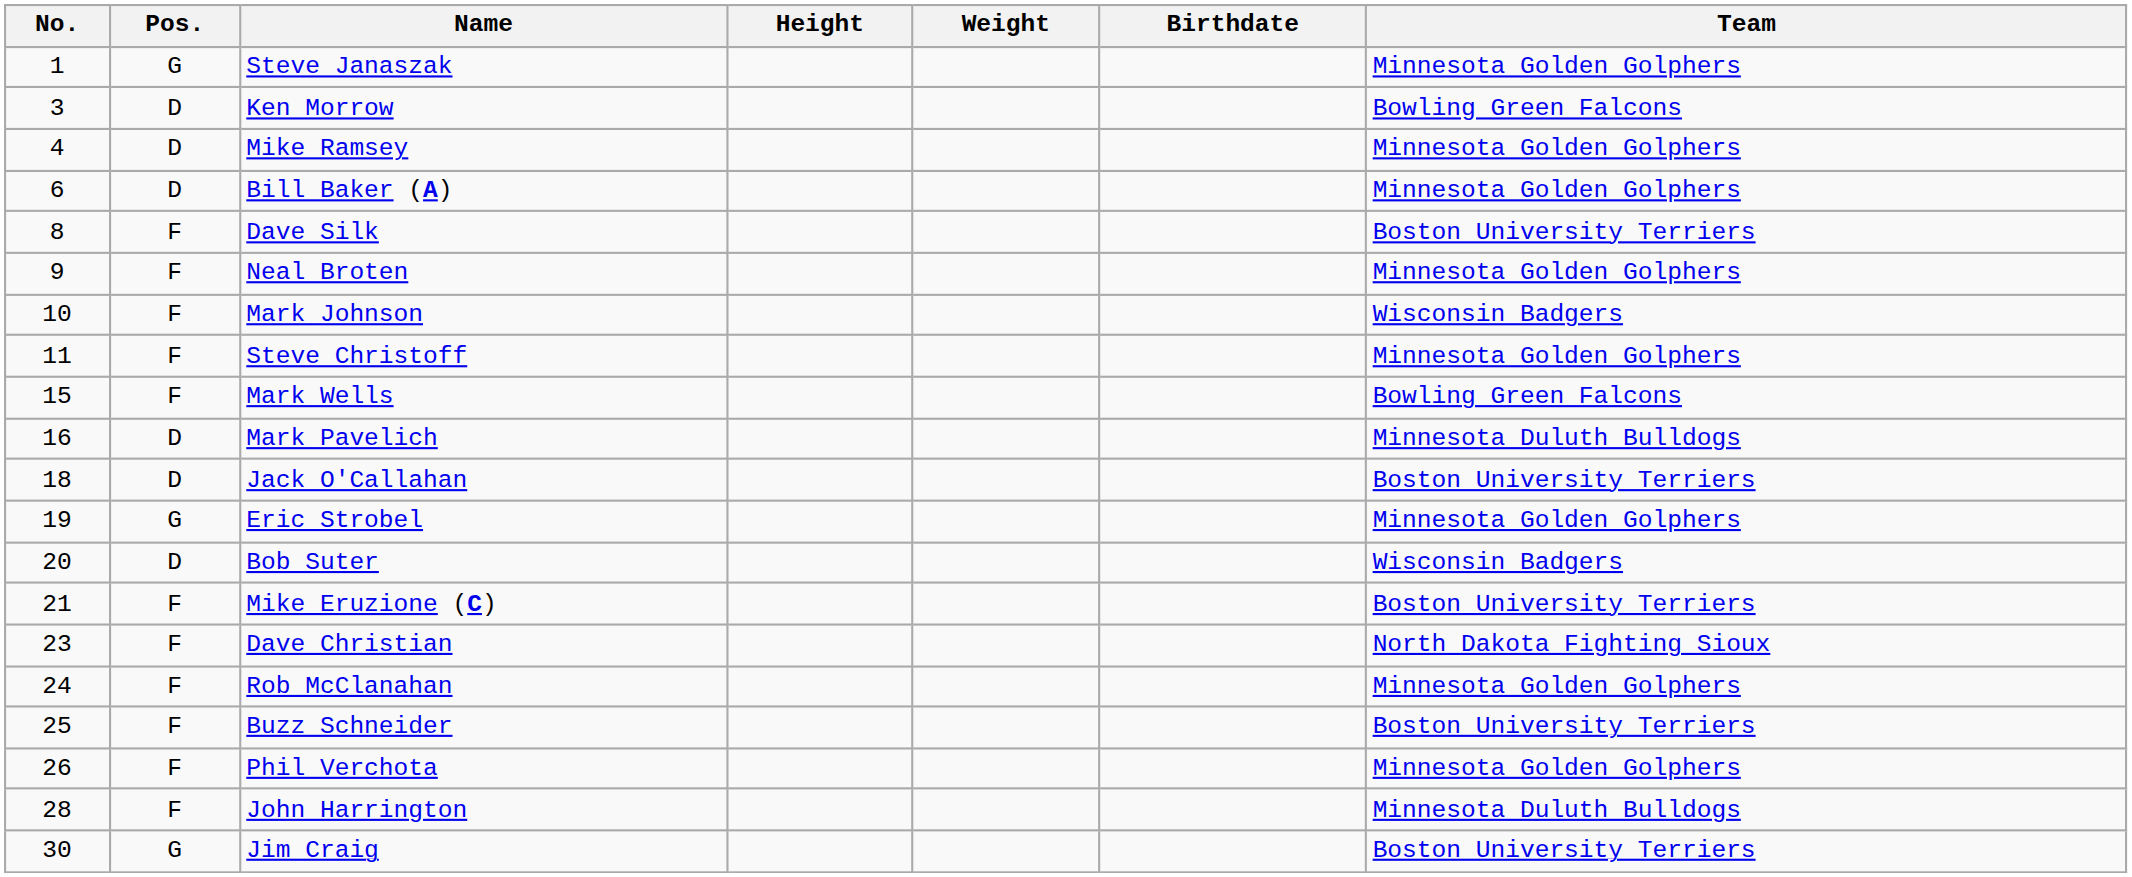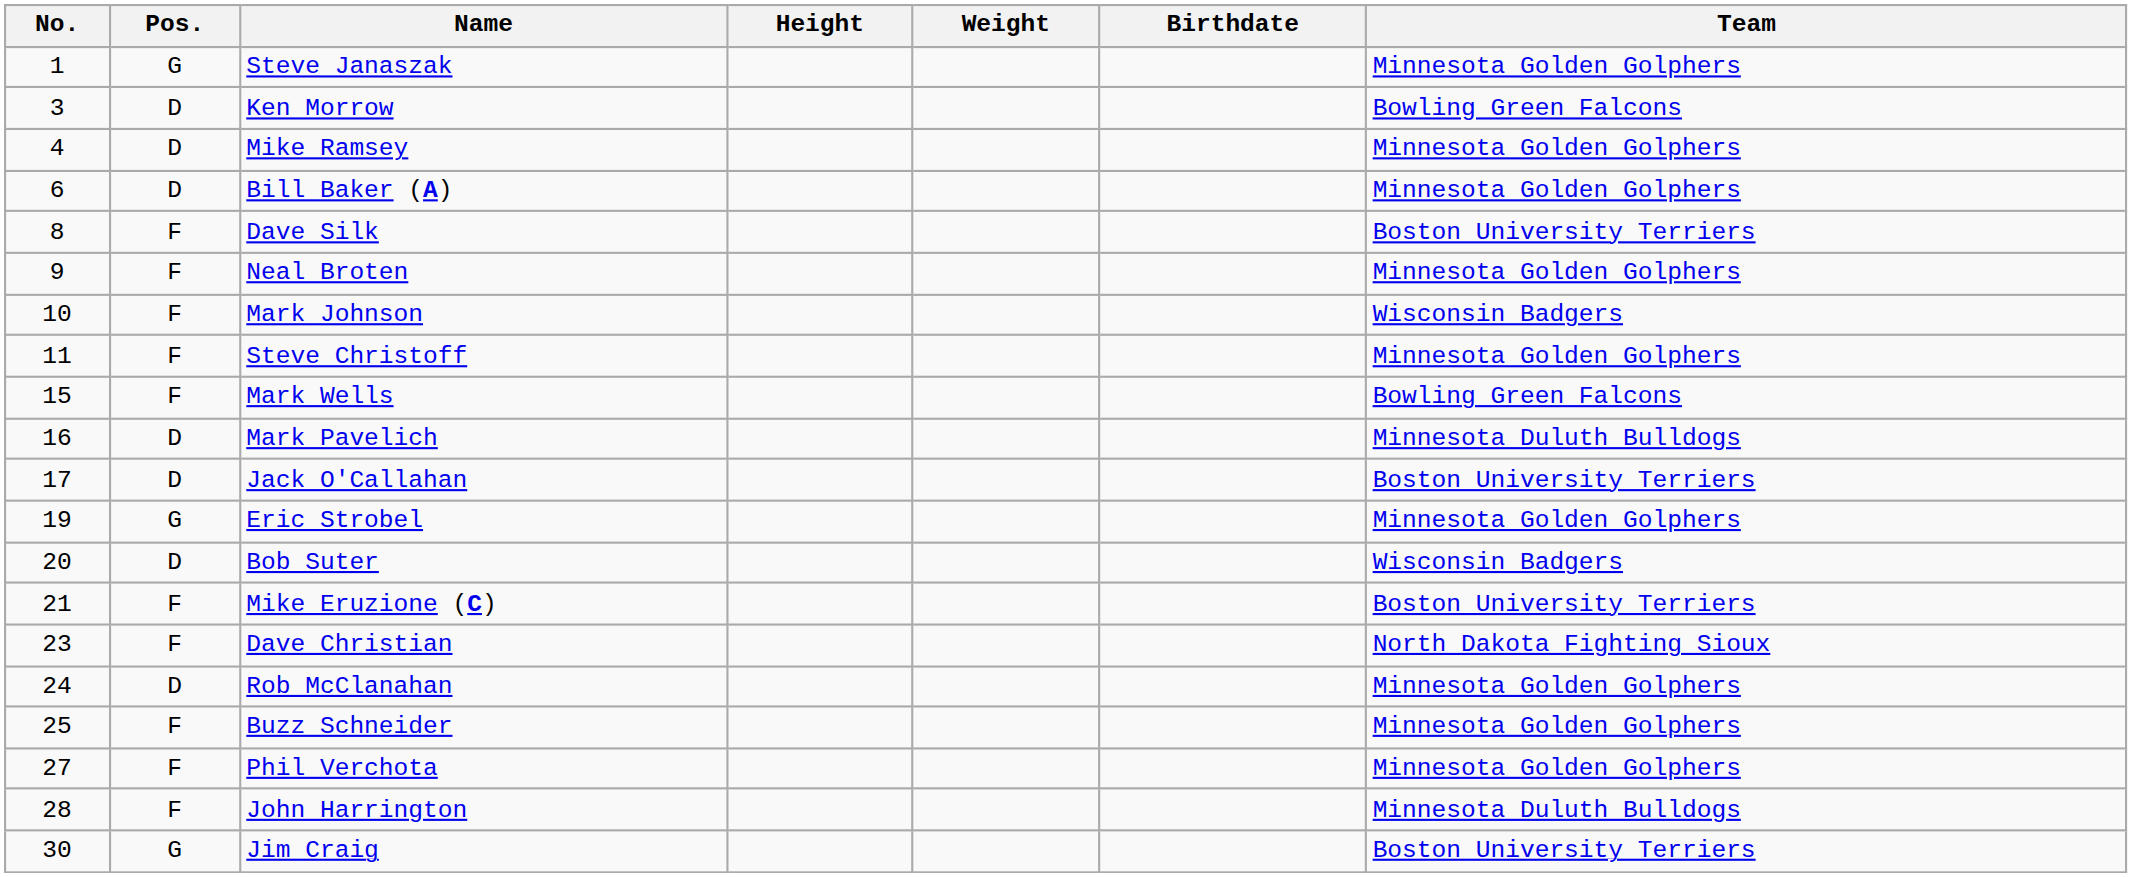(57, 479) 18 -> (57, 479) 17
(175, 686) F -> (175, 686) D
(1564, 727) Boston University Terriers -> (1557, 727) Minnesota Golden Golphers
(57, 768) 26 -> (57, 768) 27
